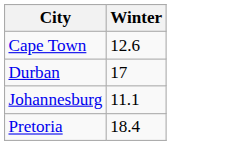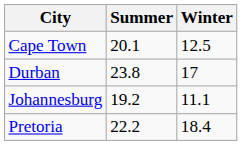+ column: (142, 18)
(125, 45) 12.6 -> (196, 45) 12.5
